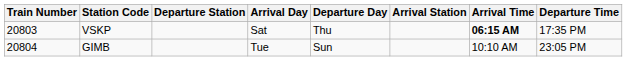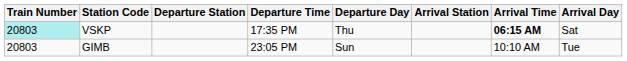columns swapped: (579, 13) <-> (279, 13)
(22, 30) no background -> (22, 30) paleturquoise background
(22, 47) 20804 -> (22, 47) 20803
